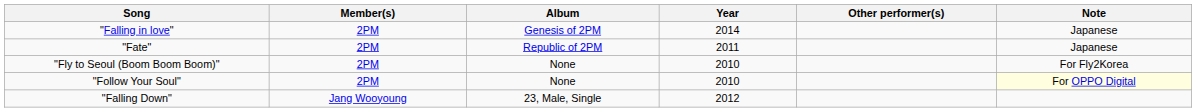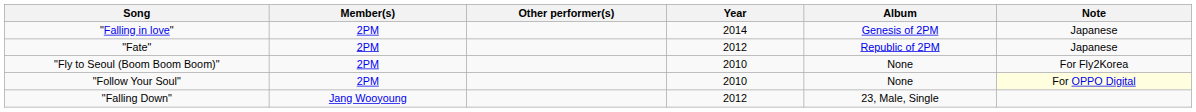columns swapped: (563, 13) <-> (896, 13)
(728, 47) 2011 -> (735, 47) 2012
